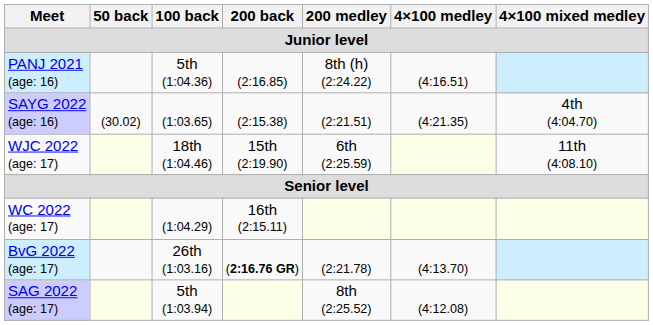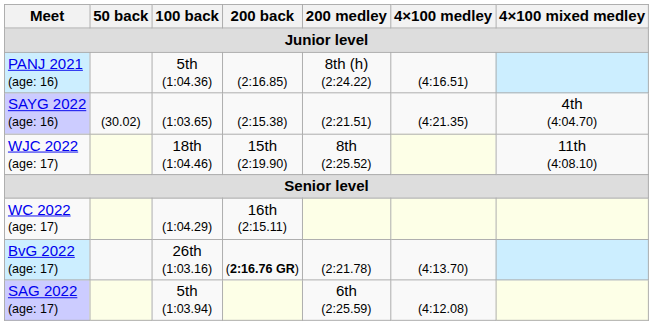(346, 154) 6th (2:25.59) -> (346, 154) 8th (2:25.52)
(346, 300) 8th (2:25.52) -> (346, 300) 6th (2:25.59)
